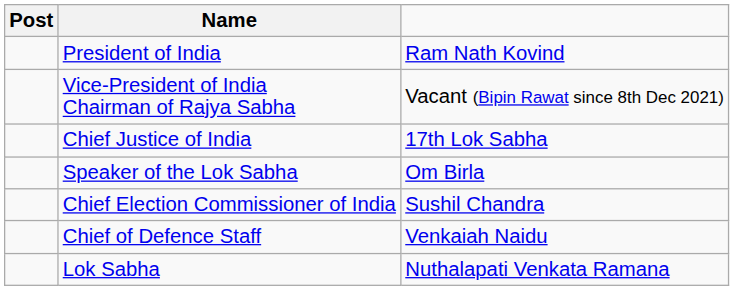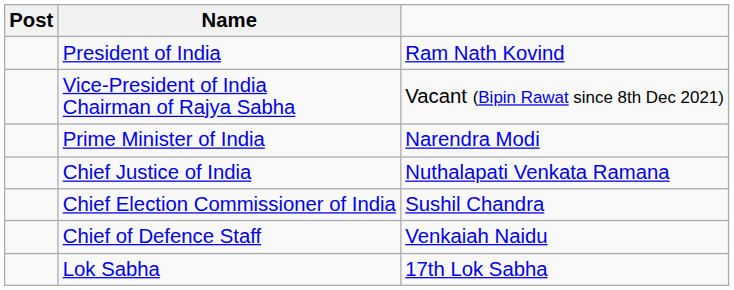+ row: (164, 140)
(476, 140) 17th Lok Sabha -> (537, 172) Nuthalapati Venkata Ramana
- row: (180, 172)
(537, 269) Nuthalapati Venkata Ramana -> (476, 269) 17th Lok Sabha
